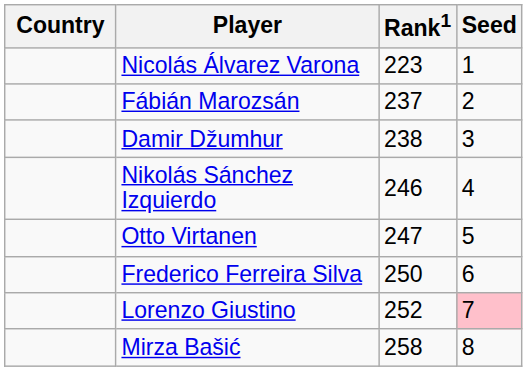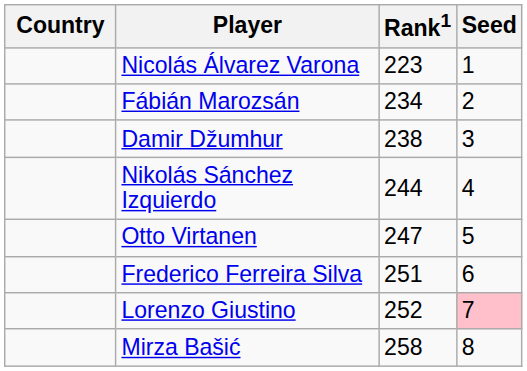(403, 102) 237 -> (403, 102) 234
(403, 188) 246 -> (403, 188) 244
(403, 274) 250 -> (403, 274) 251
